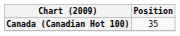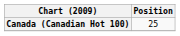(153, 24) 35 -> (153, 24) 25
